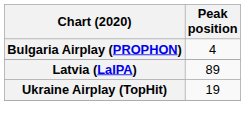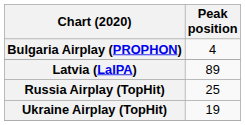+ row: (95, 89)
